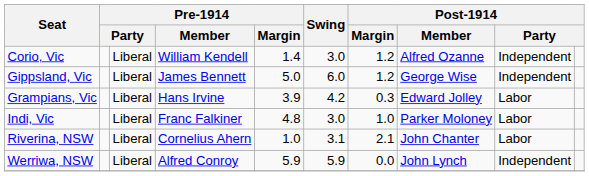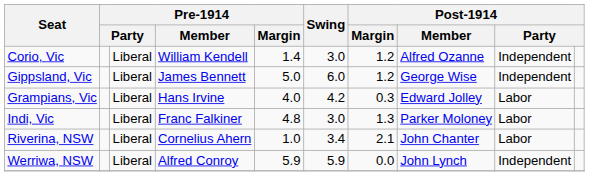(291, 98) 3.9 -> (291, 98) 4.0
(385, 118) 1.0 -> (385, 118) 1.3
(336, 139) 3.1 -> (336, 139) 3.4
